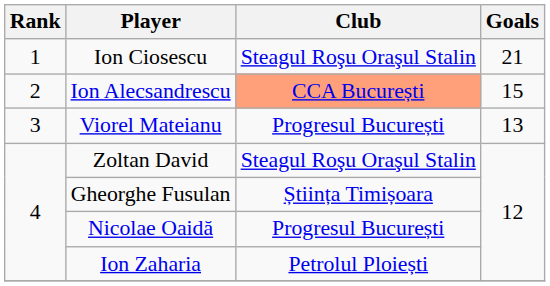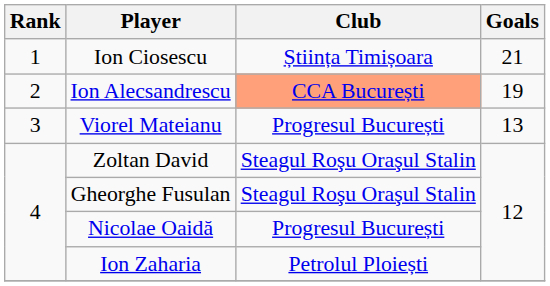(358, 56) Steagul Roşu Oraşul Stalin -> (358, 56) Știința Timișoara
(512, 90) 15 -> (512, 90) 19
(358, 194) Știința Timișoara -> (358, 194) Steagul Roşu Oraşul Stalin
